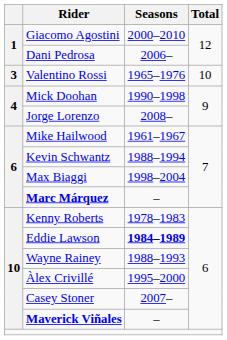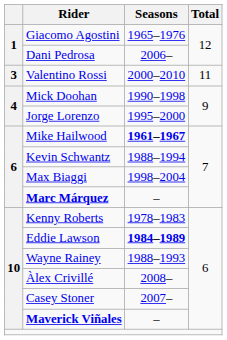(156, 34) 2000–2010 -> (156, 34) 1965–1976
(156, 75) 1965–1976 -> (156, 75) 2000–2010
(205, 75) 10 -> (205, 75) 11
(156, 116) 2008– -> (156, 116) 1995–2000
(156, 136) normal -> (156, 136) bold
(156, 278) 1995–2000 -> (156, 278) 2008–
